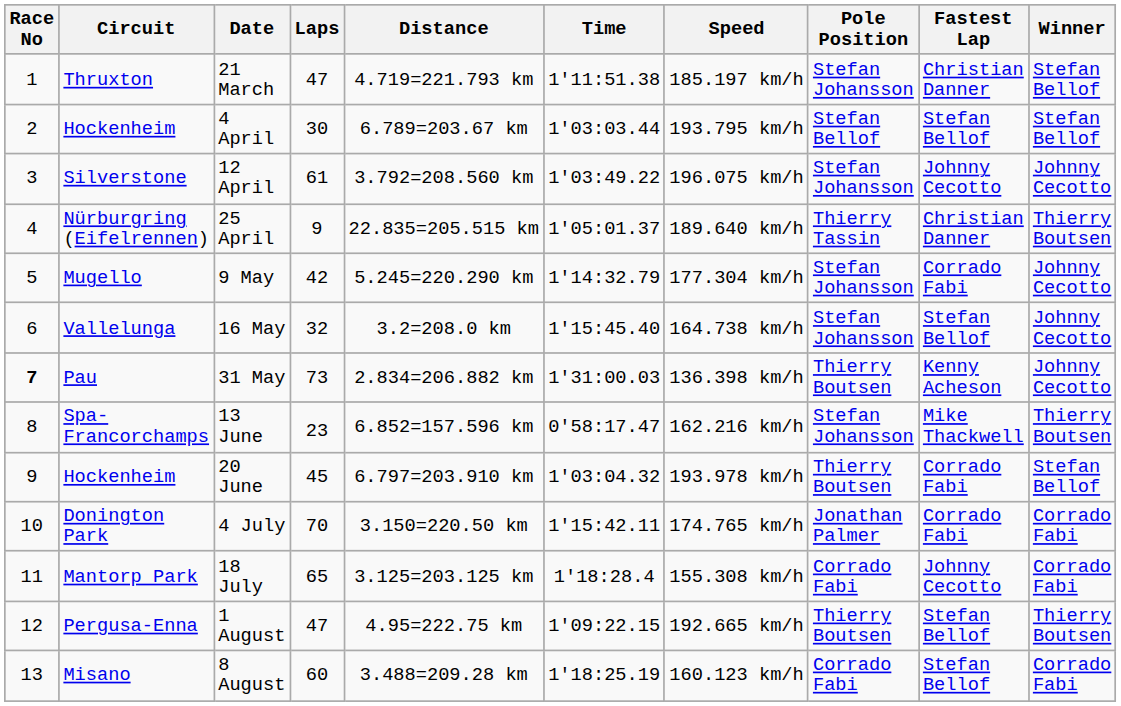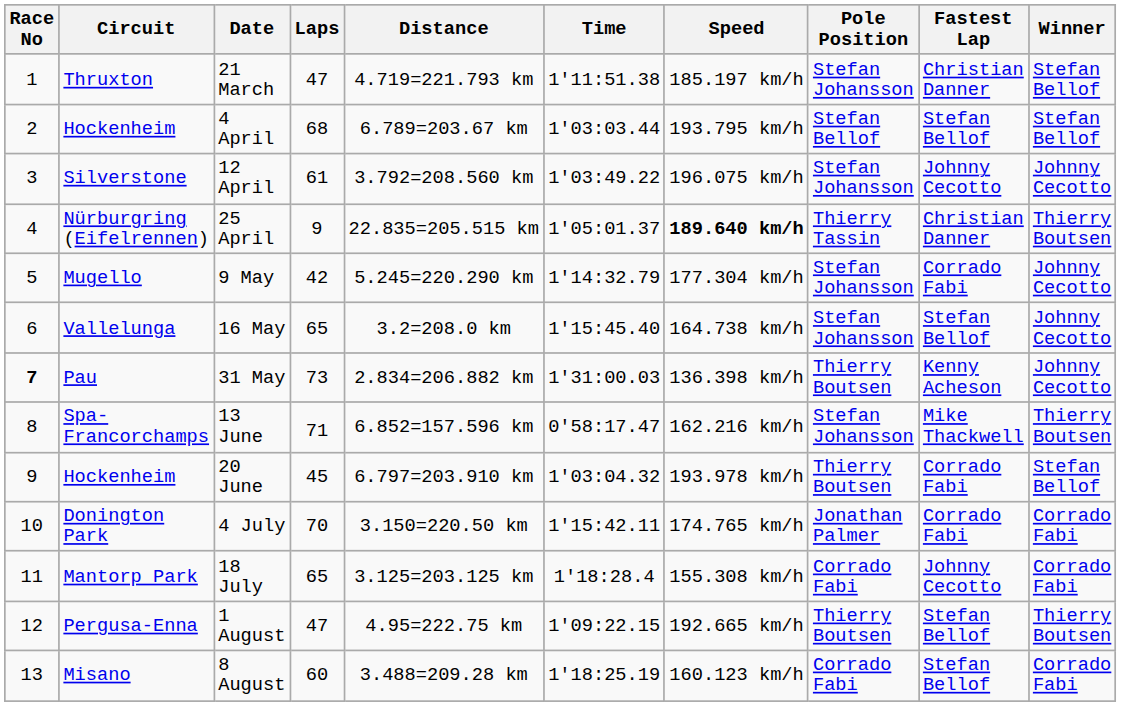(317, 129) 30 -> (317, 129) 68
(737, 229) normal -> (737, 229) bold
(317, 328) 32 -> (317, 328) 65
(317, 430) 23 -> (317, 430) 71
